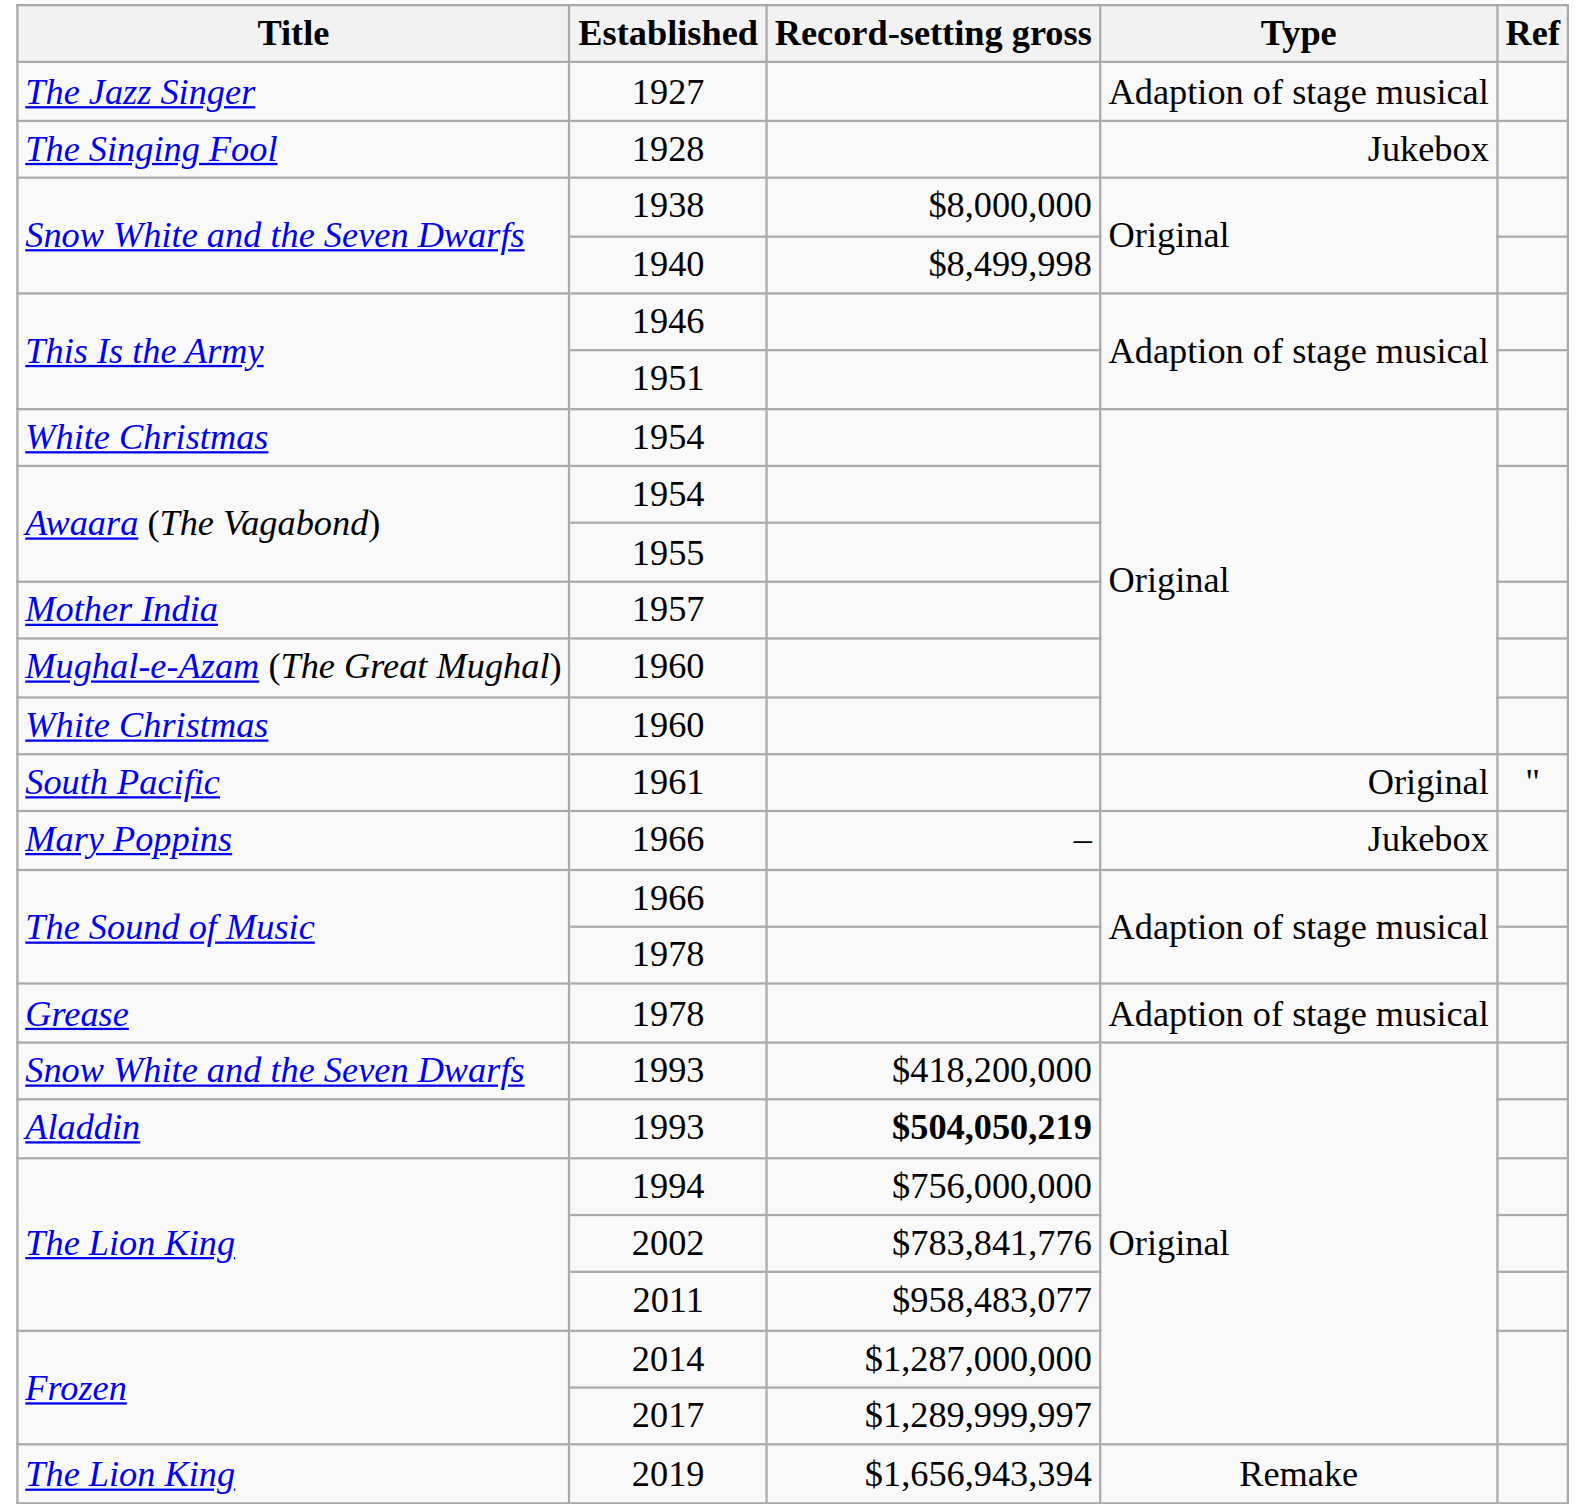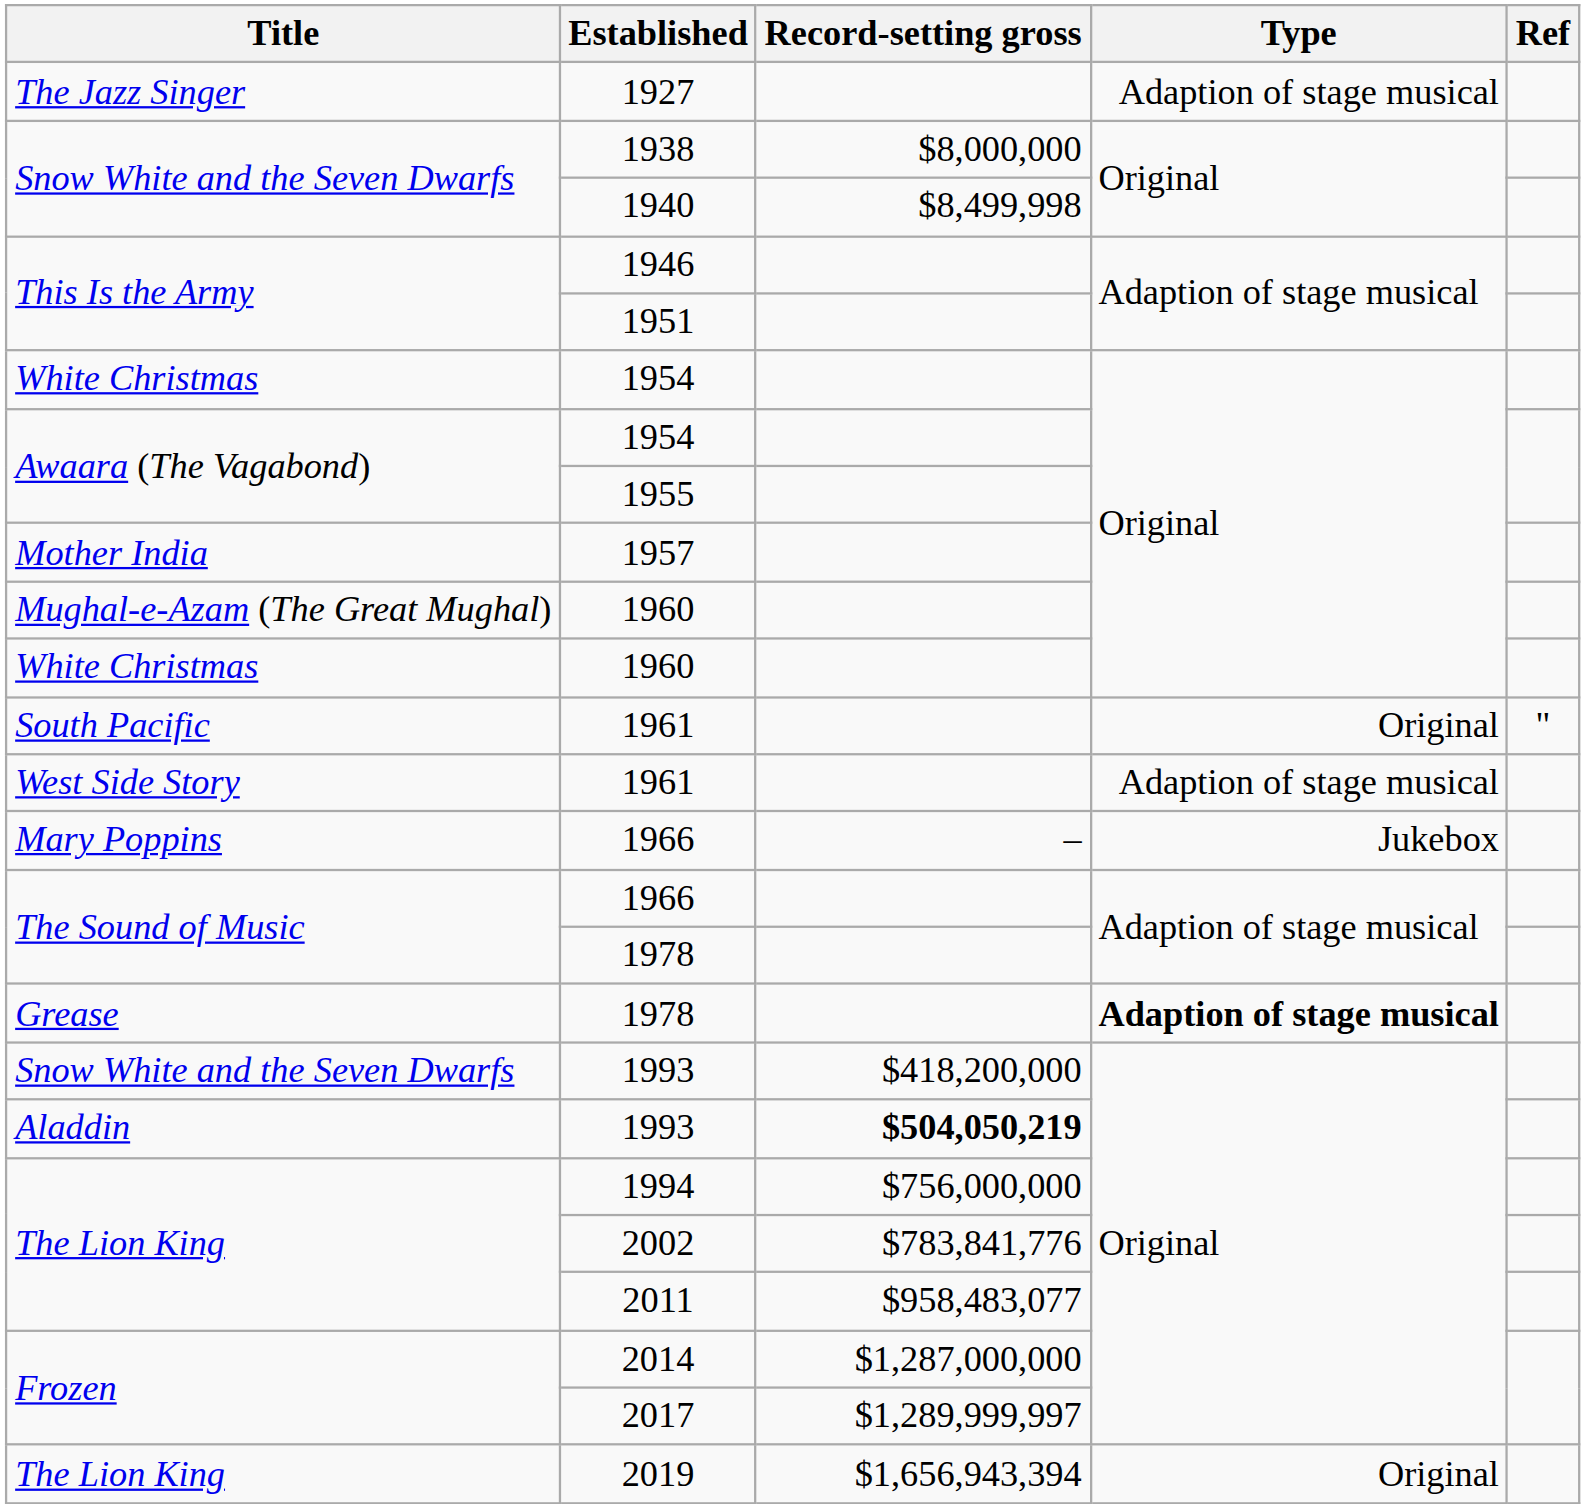- row: (151, 148)
+ row: (127, 782)
(1299, 1012) normal -> (1299, 1012) bold
(1299, 1473) Remake -> (1438, 1473) Original
